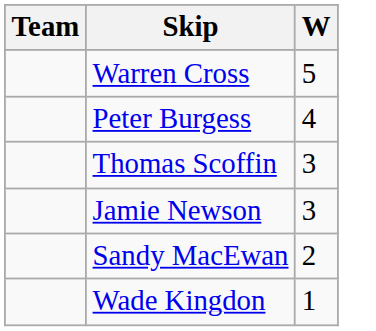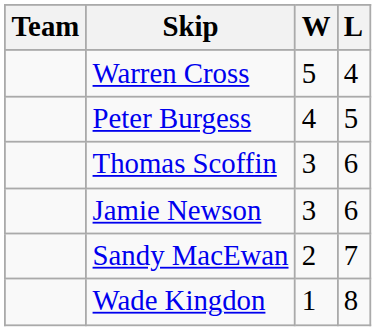+ column: (353, 27)
